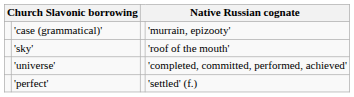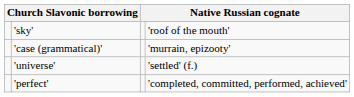rows swapped: (24, 48) <-> (58, 30)
(247, 65) 'completed, committed, performed, achieved' -> (173, 65) 'settled' (f.)
(173, 83) 'settled' (f.) -> (247, 83) 'completed, committed, performed, achieved'
